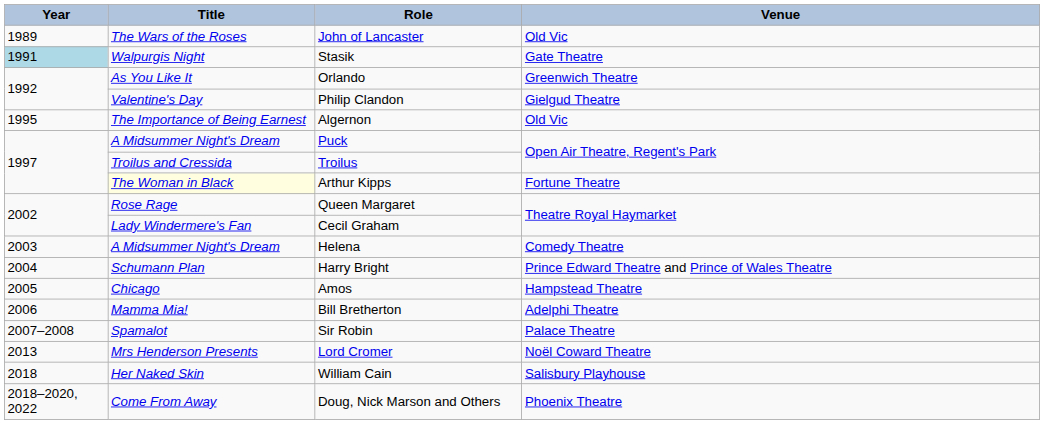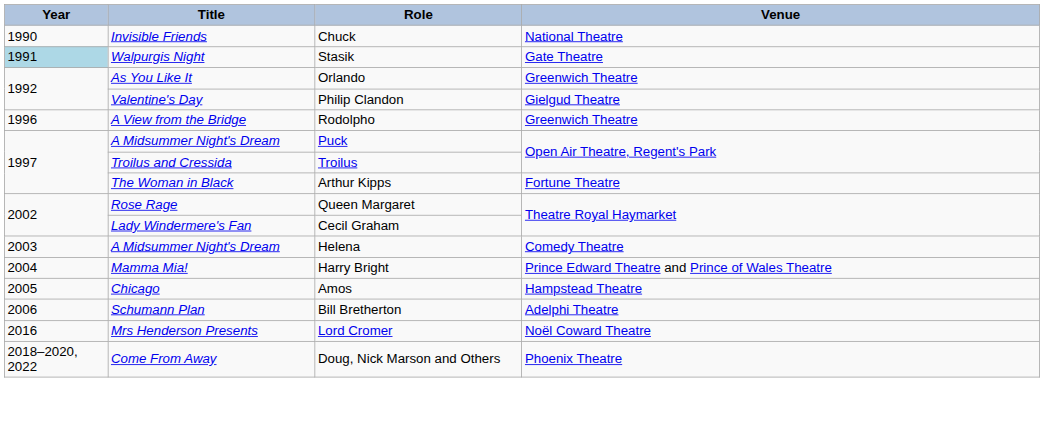- row: (371, 36)
+ row: (337, 36)
- row: (345, 120)
+ row: (346, 120)
(172, 183) lightyellow background -> (172, 183) no background
(158, 267) Schumann Plan -> (149, 267) Mamma Mia!
(149, 309) Mamma Mia! -> (158, 309) Schumann Plan
- row: (345, 330)
(22, 352) 2013 -> (22, 330) 2016
- row: (355, 373)
